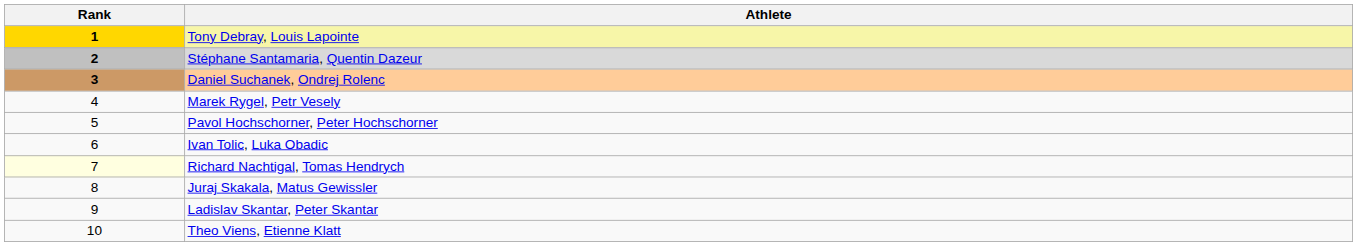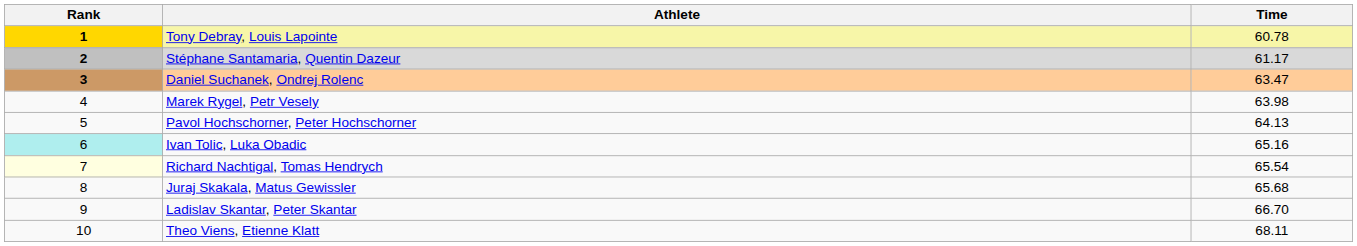+ column: (1272, 15)
(94, 144) no background -> (84, 144) paleturquoise background
